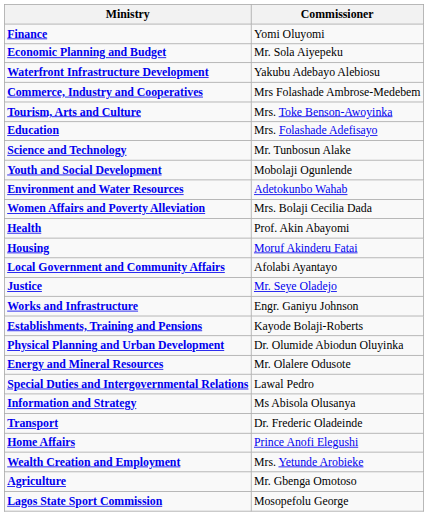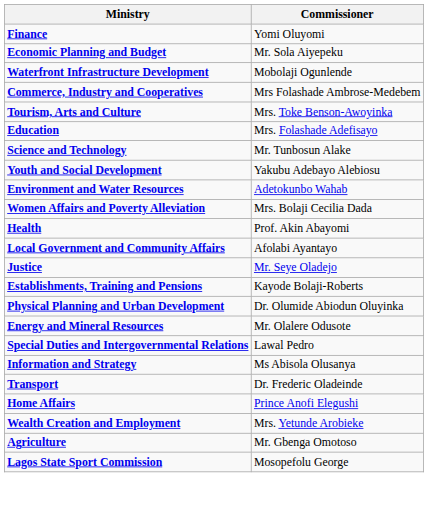(317, 73) Yakubu Adebayo Alebiosu -> (303, 73) Mobolaji Ogunlende
(303, 170) Mobolaji Ogunlende -> (317, 170) Yakubu Adebayo Alebiosu
- row: (28, 248)
- row: (73, 306)
